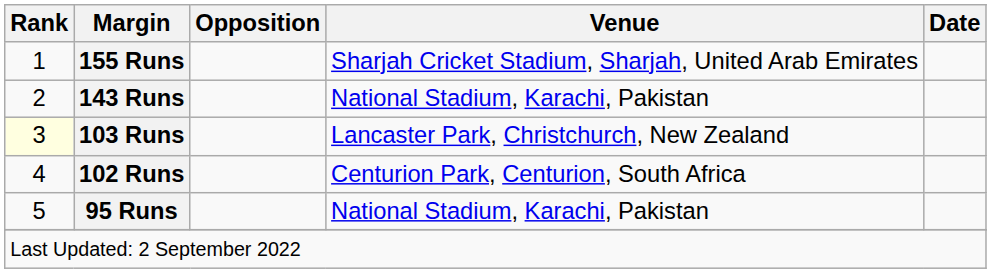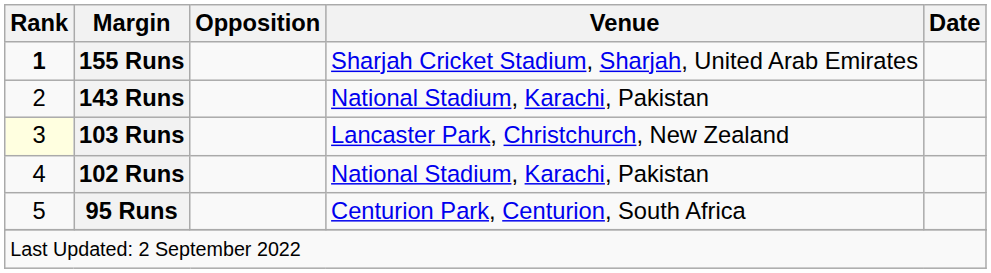(39, 60) normal -> (39, 60) bold
(538, 173) Centurion Park, Centurion, South Africa -> (520, 173) National Stadium, Karachi, Pakistan
(520, 211) National Stadium, Karachi, Pakistan -> (538, 211) Centurion Park, Centurion, South Africa
